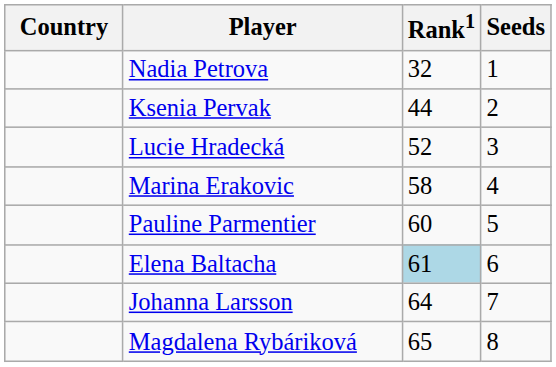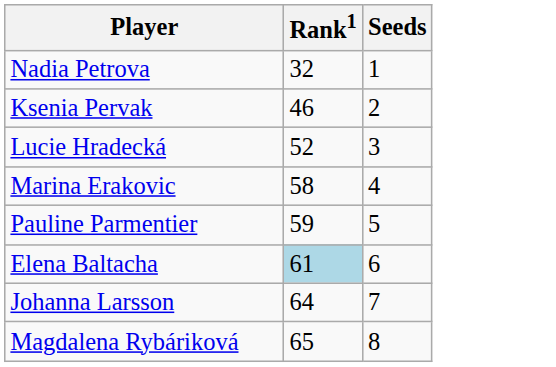- column: (64, 27)
(420, 108) 44 -> (302, 108) 46
(420, 224) 60 -> (302, 224) 59
